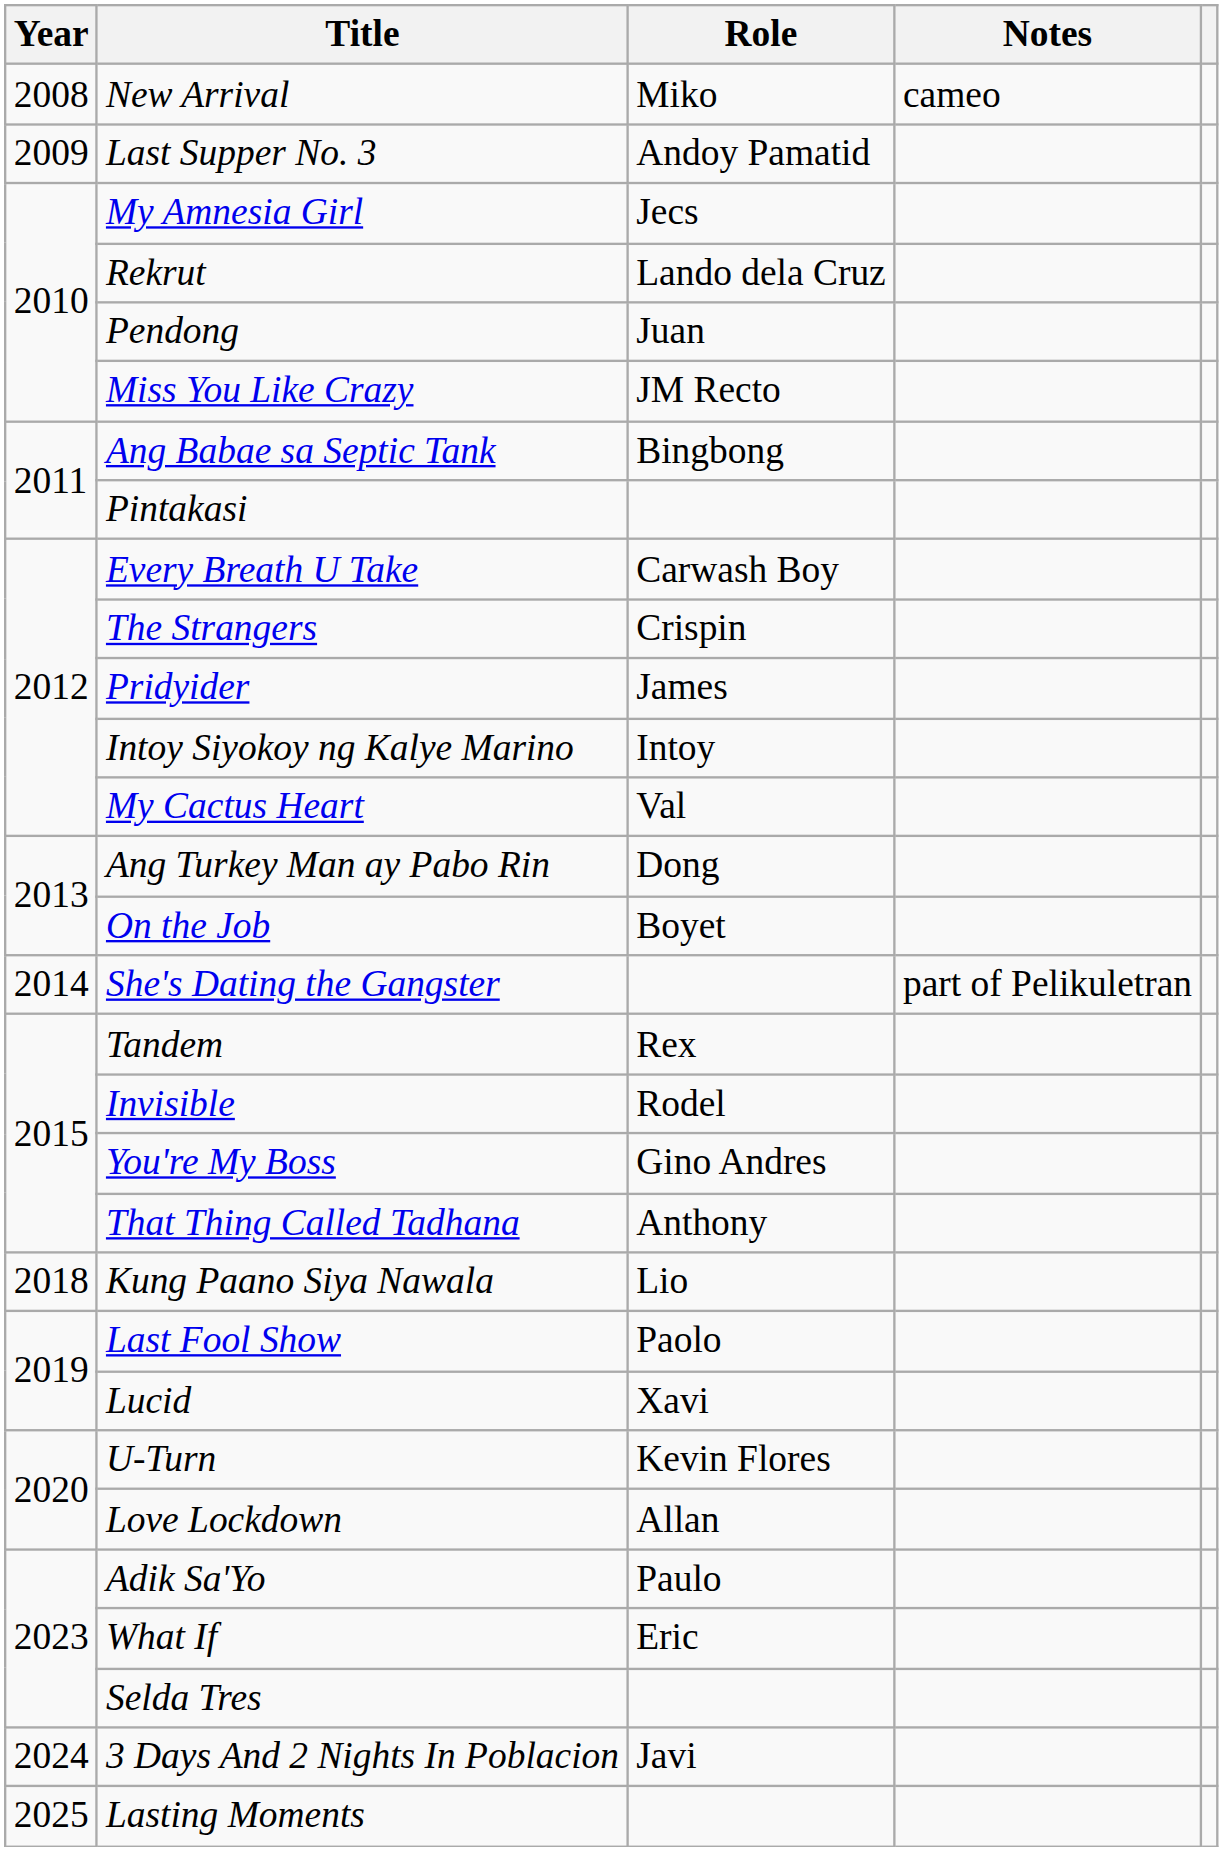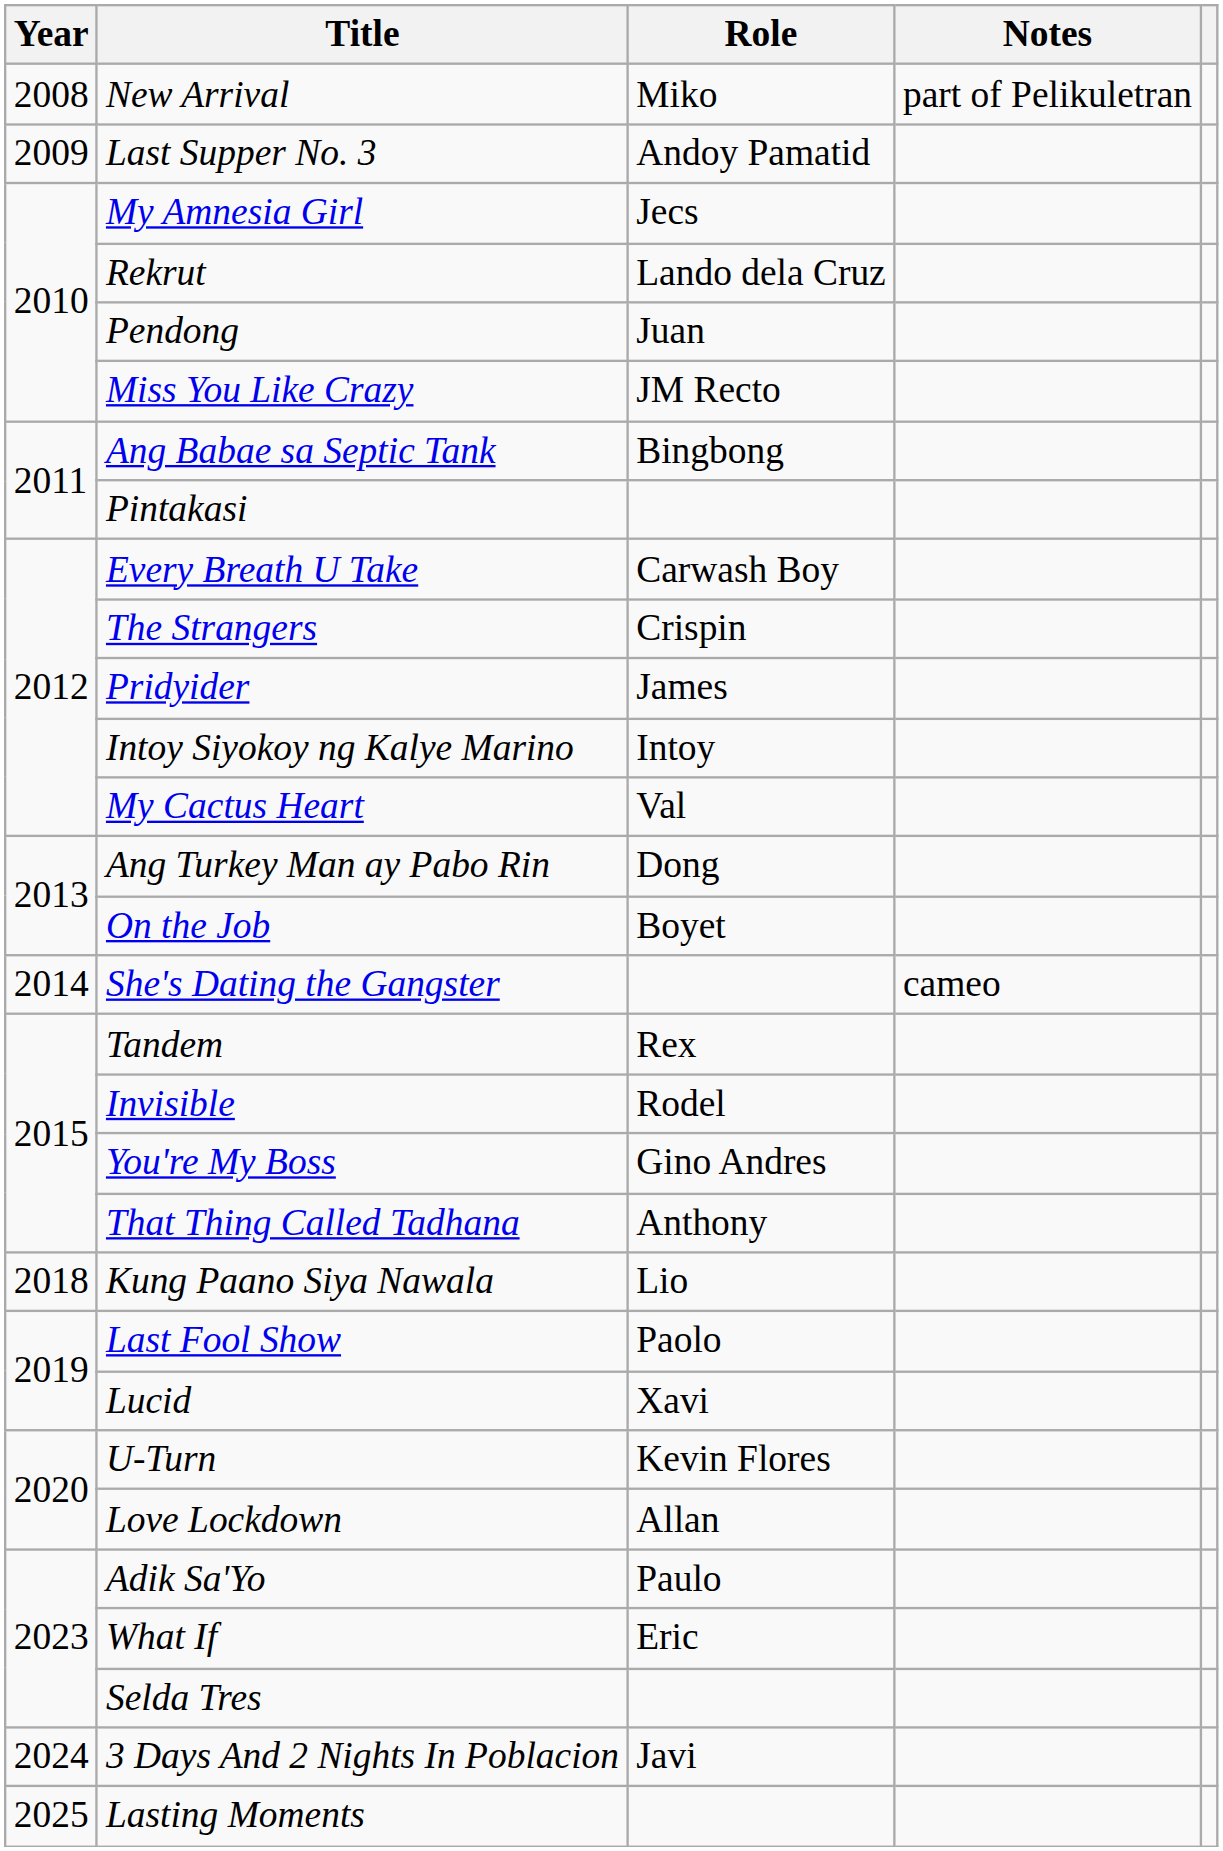(952, 93) cameo -> (1048, 93) part of Pelikuletran
(1048, 984) part of Pelikuletran -> (952, 984) cameo
